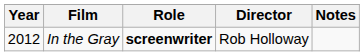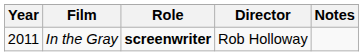(24, 39) 2012 -> (23, 39) 2011
